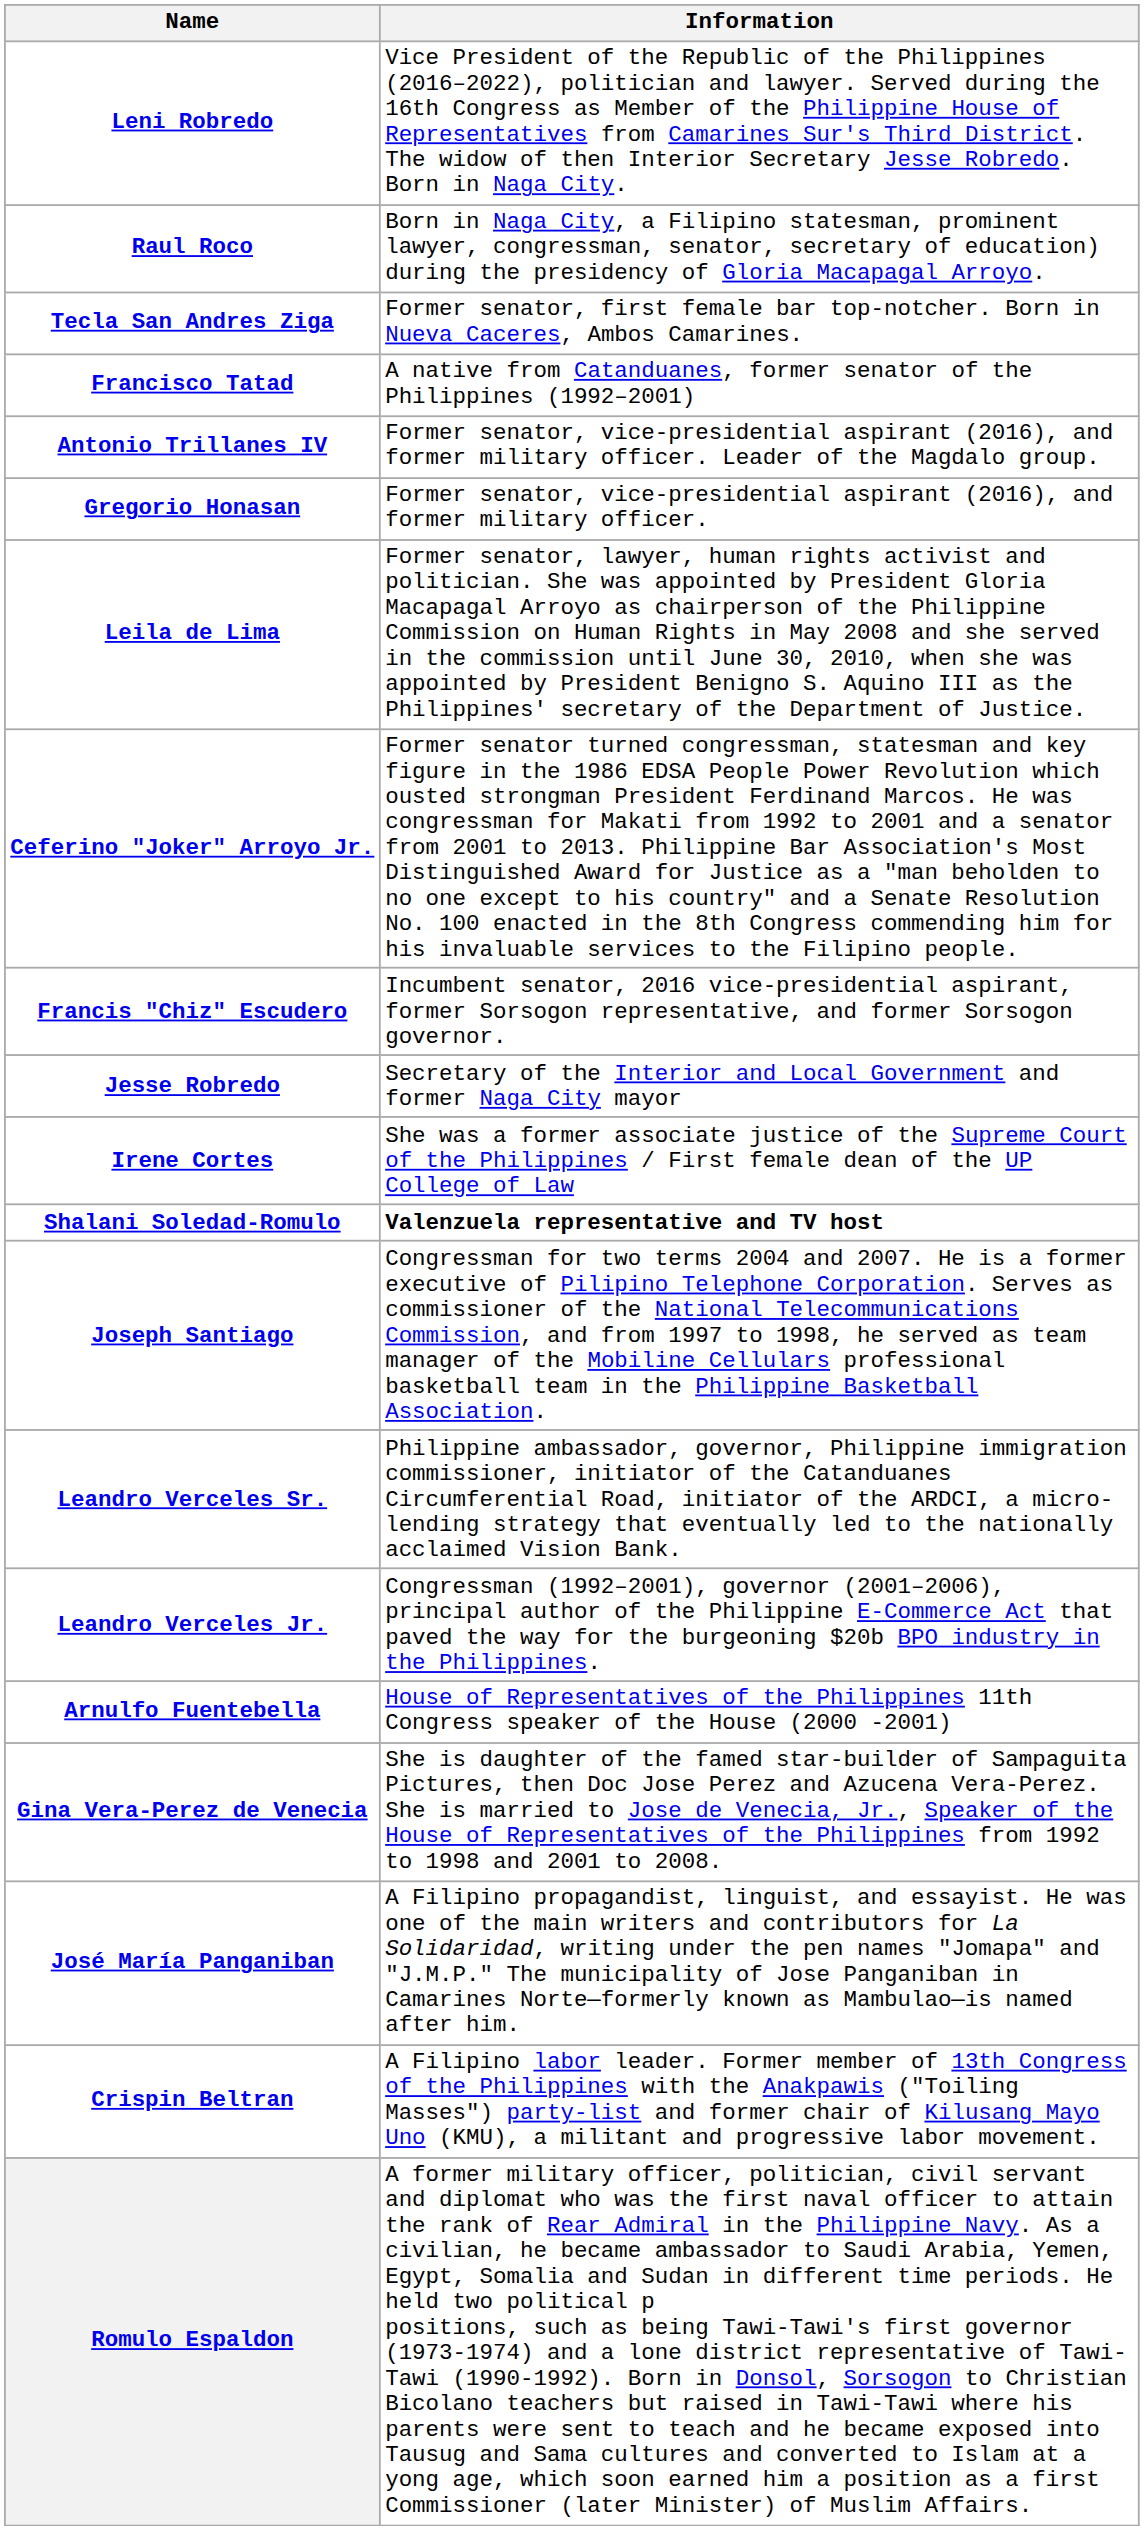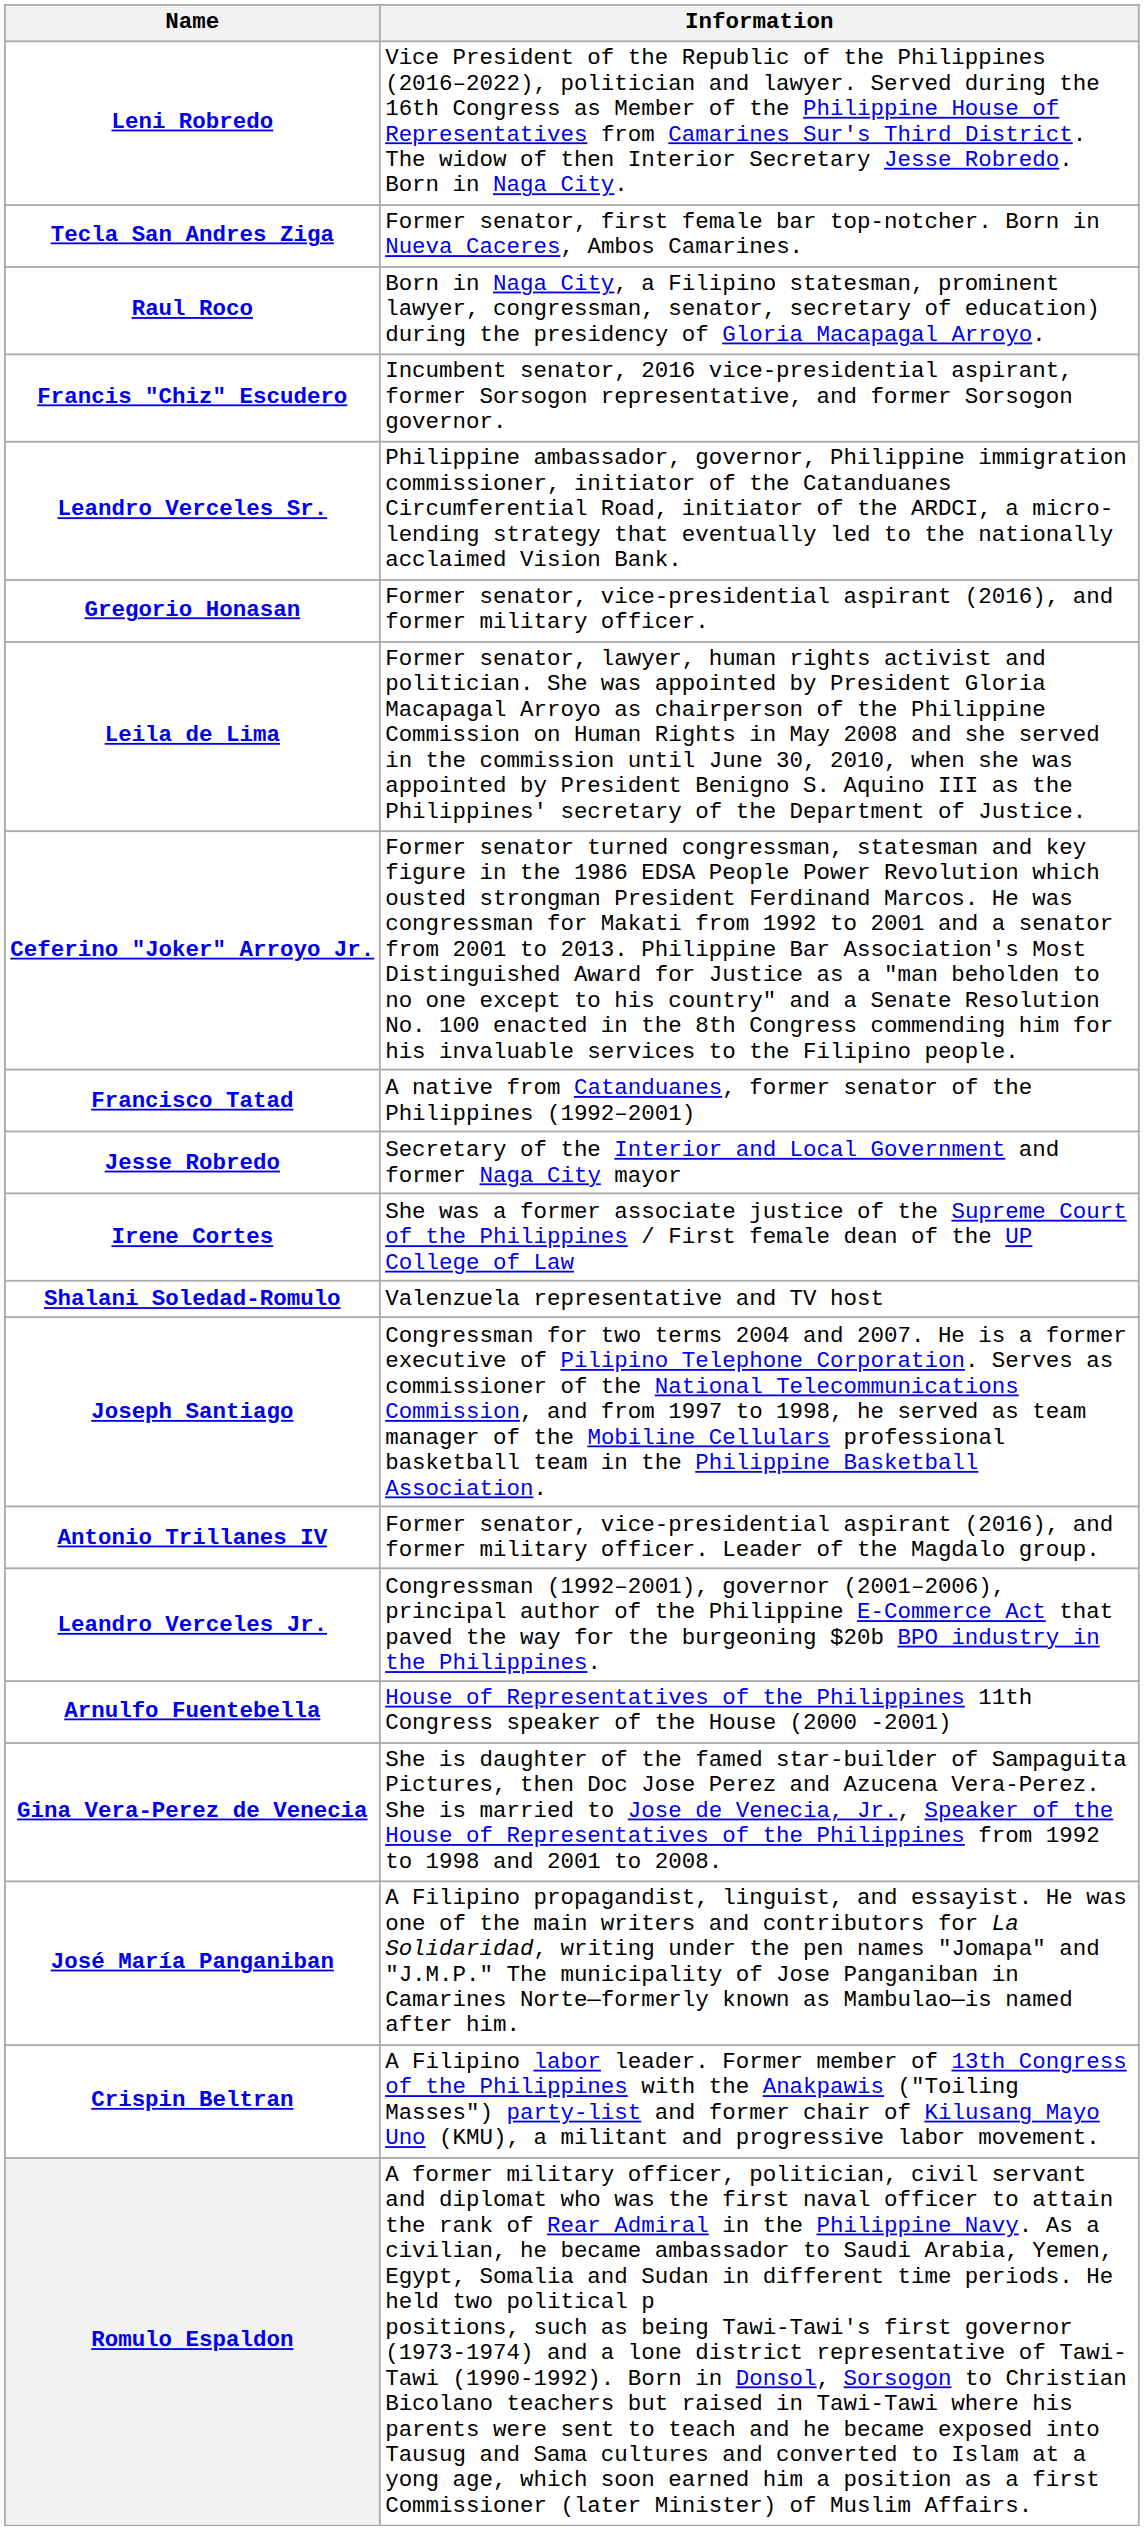rows swapped: (192, 323) <-> (192, 249)
rows swapped: (192, 1012) <-> (192, 385)
rows swapped: (192, 447) <-> (192, 1500)
(635, 1223) bold -> (635, 1300) normal
